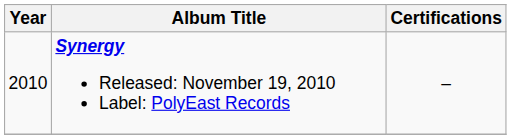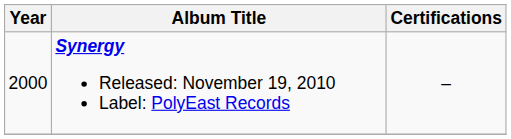(28, 83) 2010 -> (28, 83) 2000
